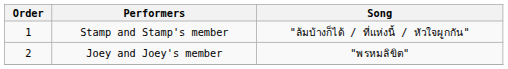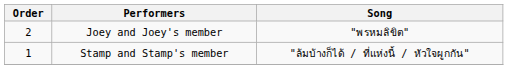rows swapped: (154, 32) <-> (154, 53)
